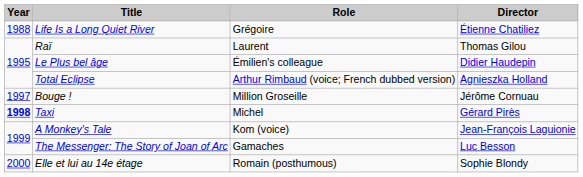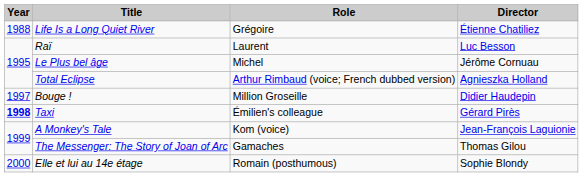(493, 46) Thomas Gilou -> (488, 46) Luc Besson
(278, 63) Émilien's colleague -> (248, 63) Michel
(498, 63) Didier Haudepin -> (499, 63) Jérôme Cornuau
(499, 96) Jérôme Cornuau -> (498, 96) Didier Haudepin
(248, 113) Michel -> (278, 113) Émilien's colleague
(488, 146) Luc Besson -> (493, 146) Thomas Gilou
